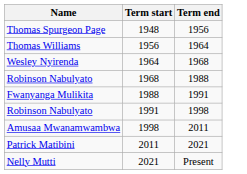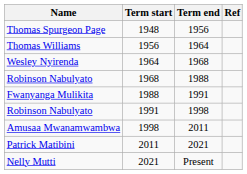+ column: (232, 12)
